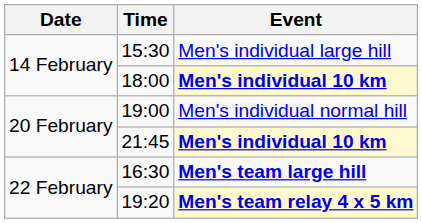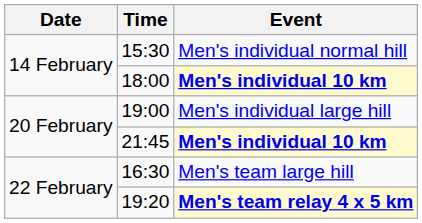(285, 50) Men's individual large hill -> (293, 50) Men's individual normal hill
(293, 111) Men's individual normal hill -> (285, 111) Men's individual large hill
(272, 171) bold -> (266, 171) normal
